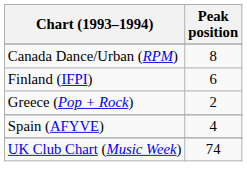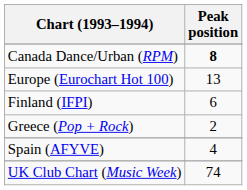(213, 56) normal -> (213, 56) bold
+ row: (91, 79)
